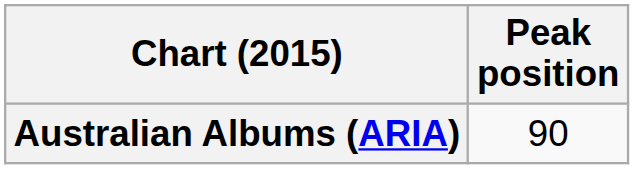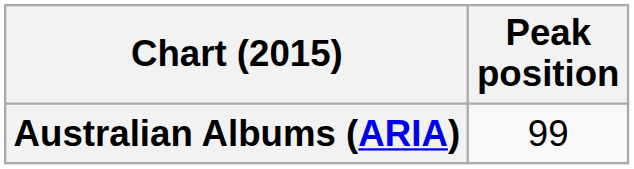(548, 132) 90 -> (548, 132) 99
